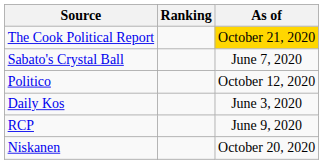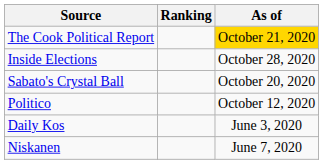+ row: (52, 59)
(267, 59) June 7, 2020 -> (267, 81) October 20, 2020
- row: (21, 125)
(267, 147) October 20, 2020 -> (267, 147) June 7, 2020
